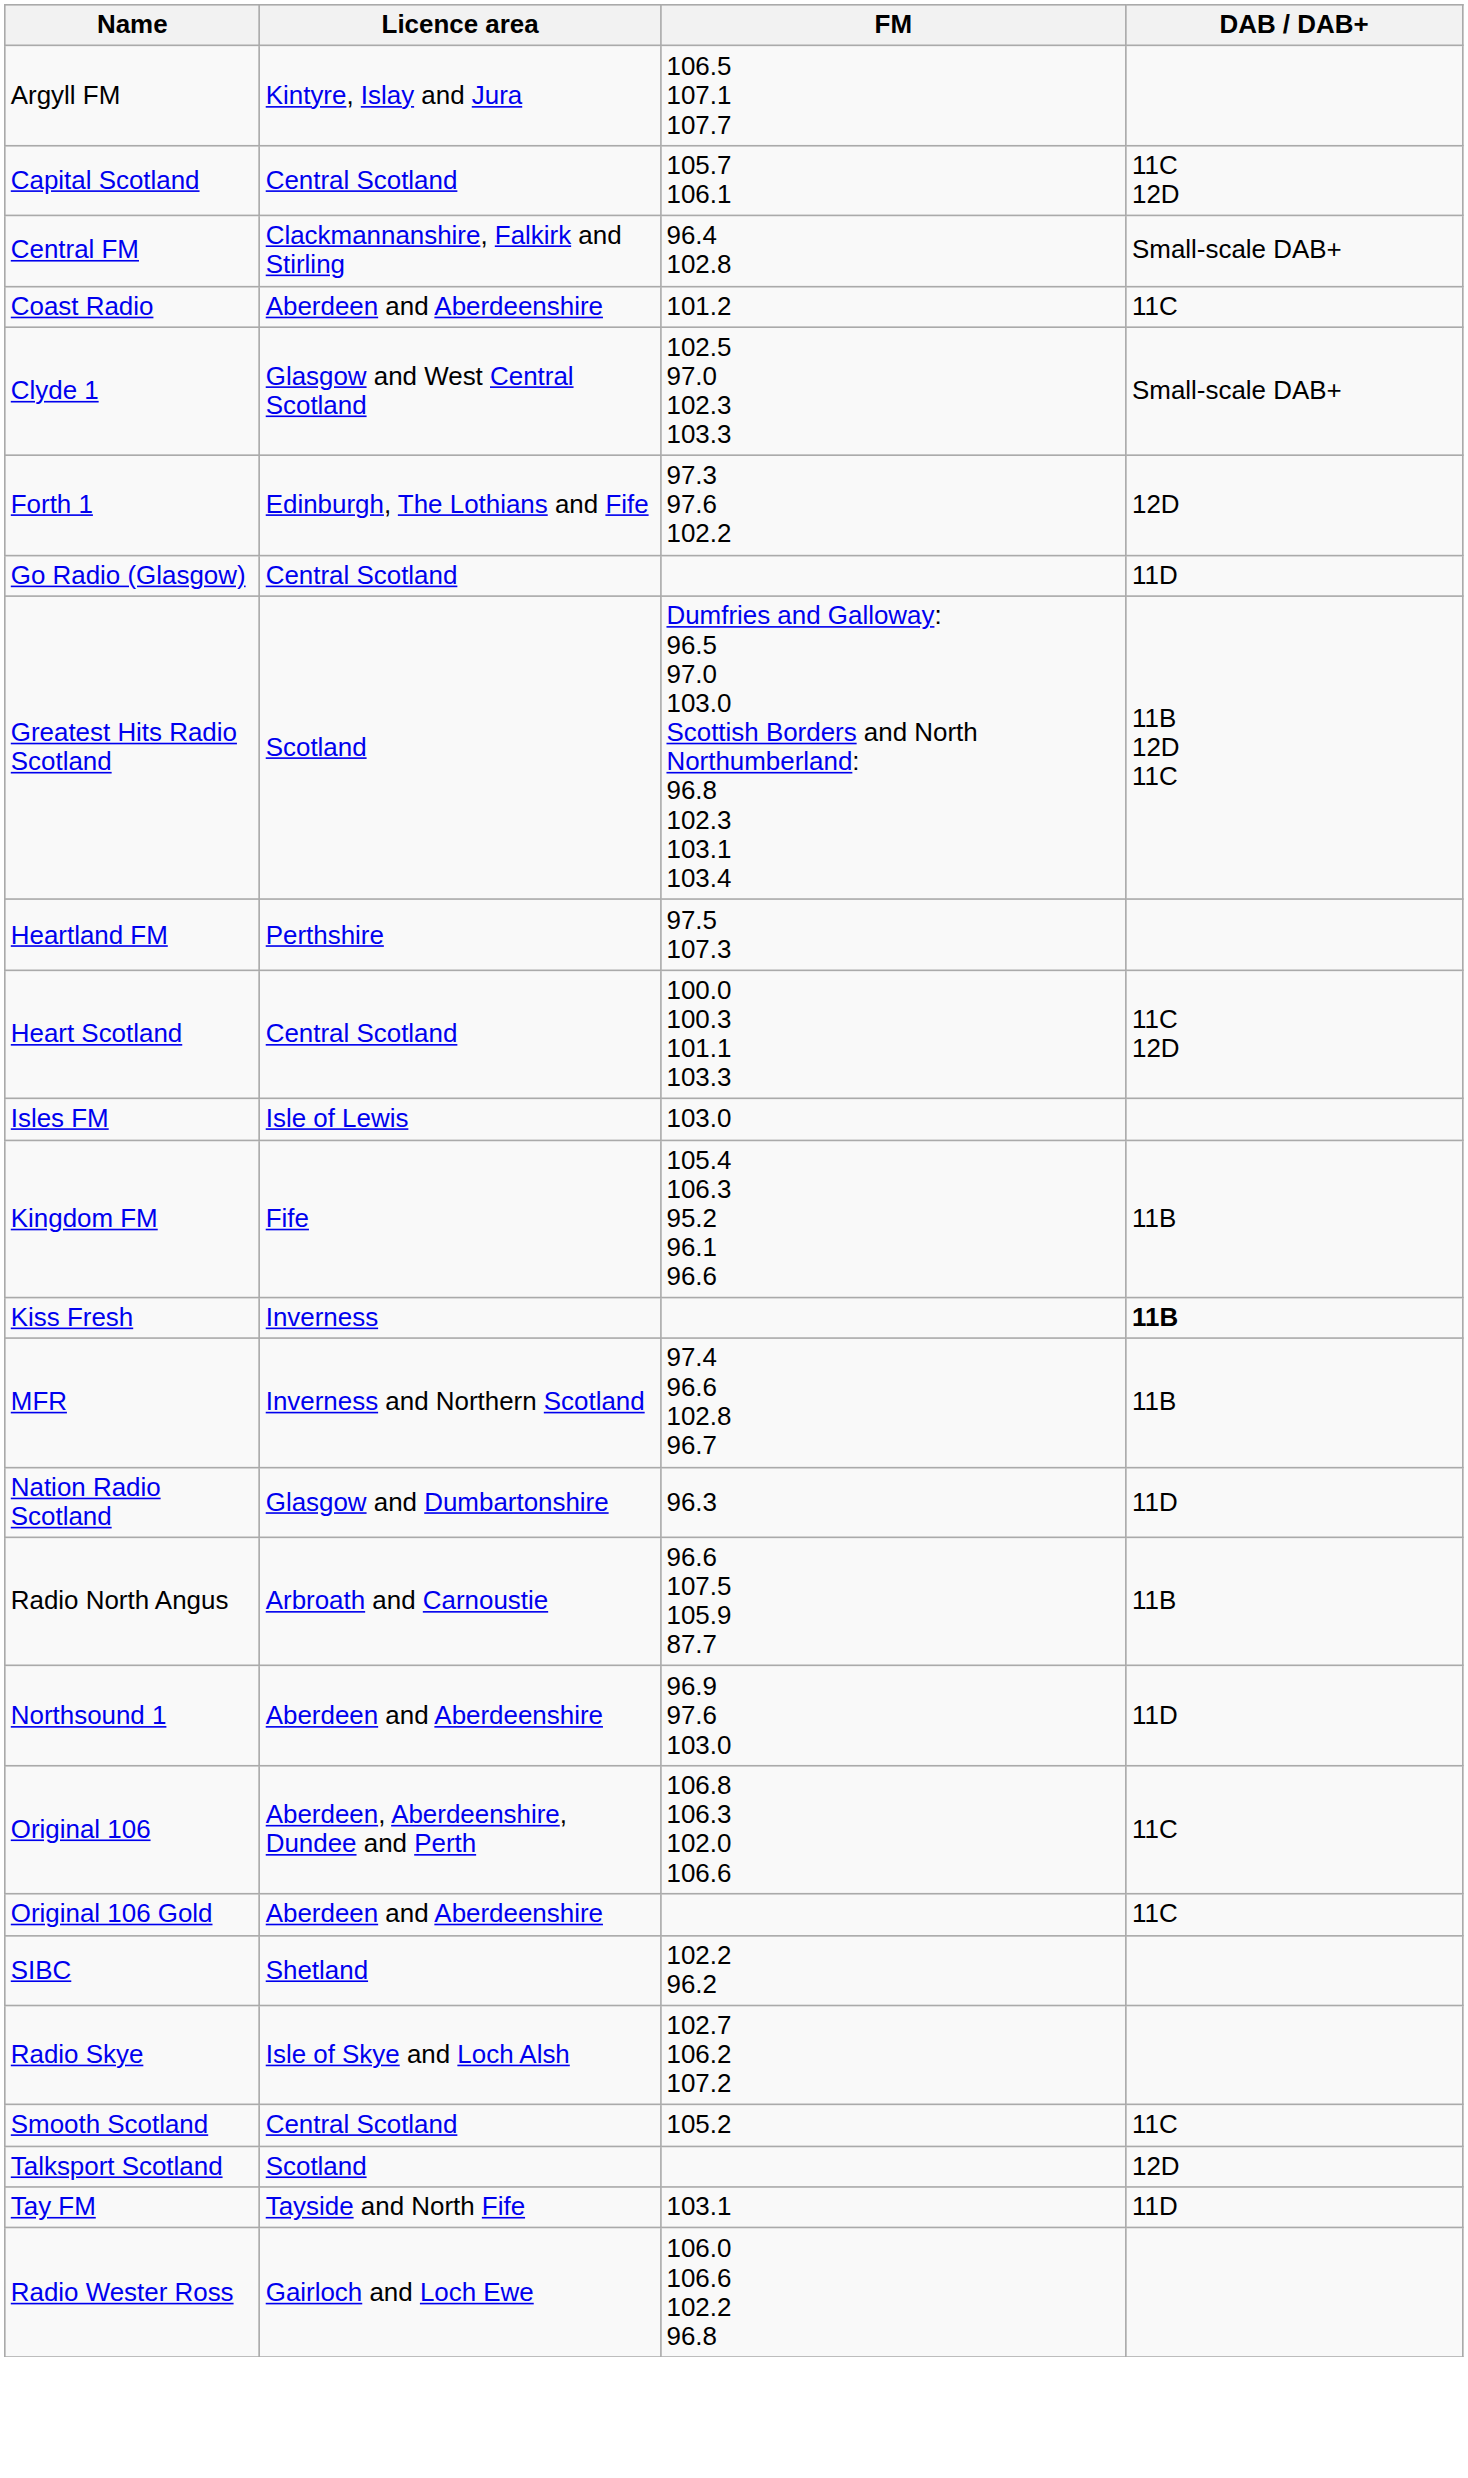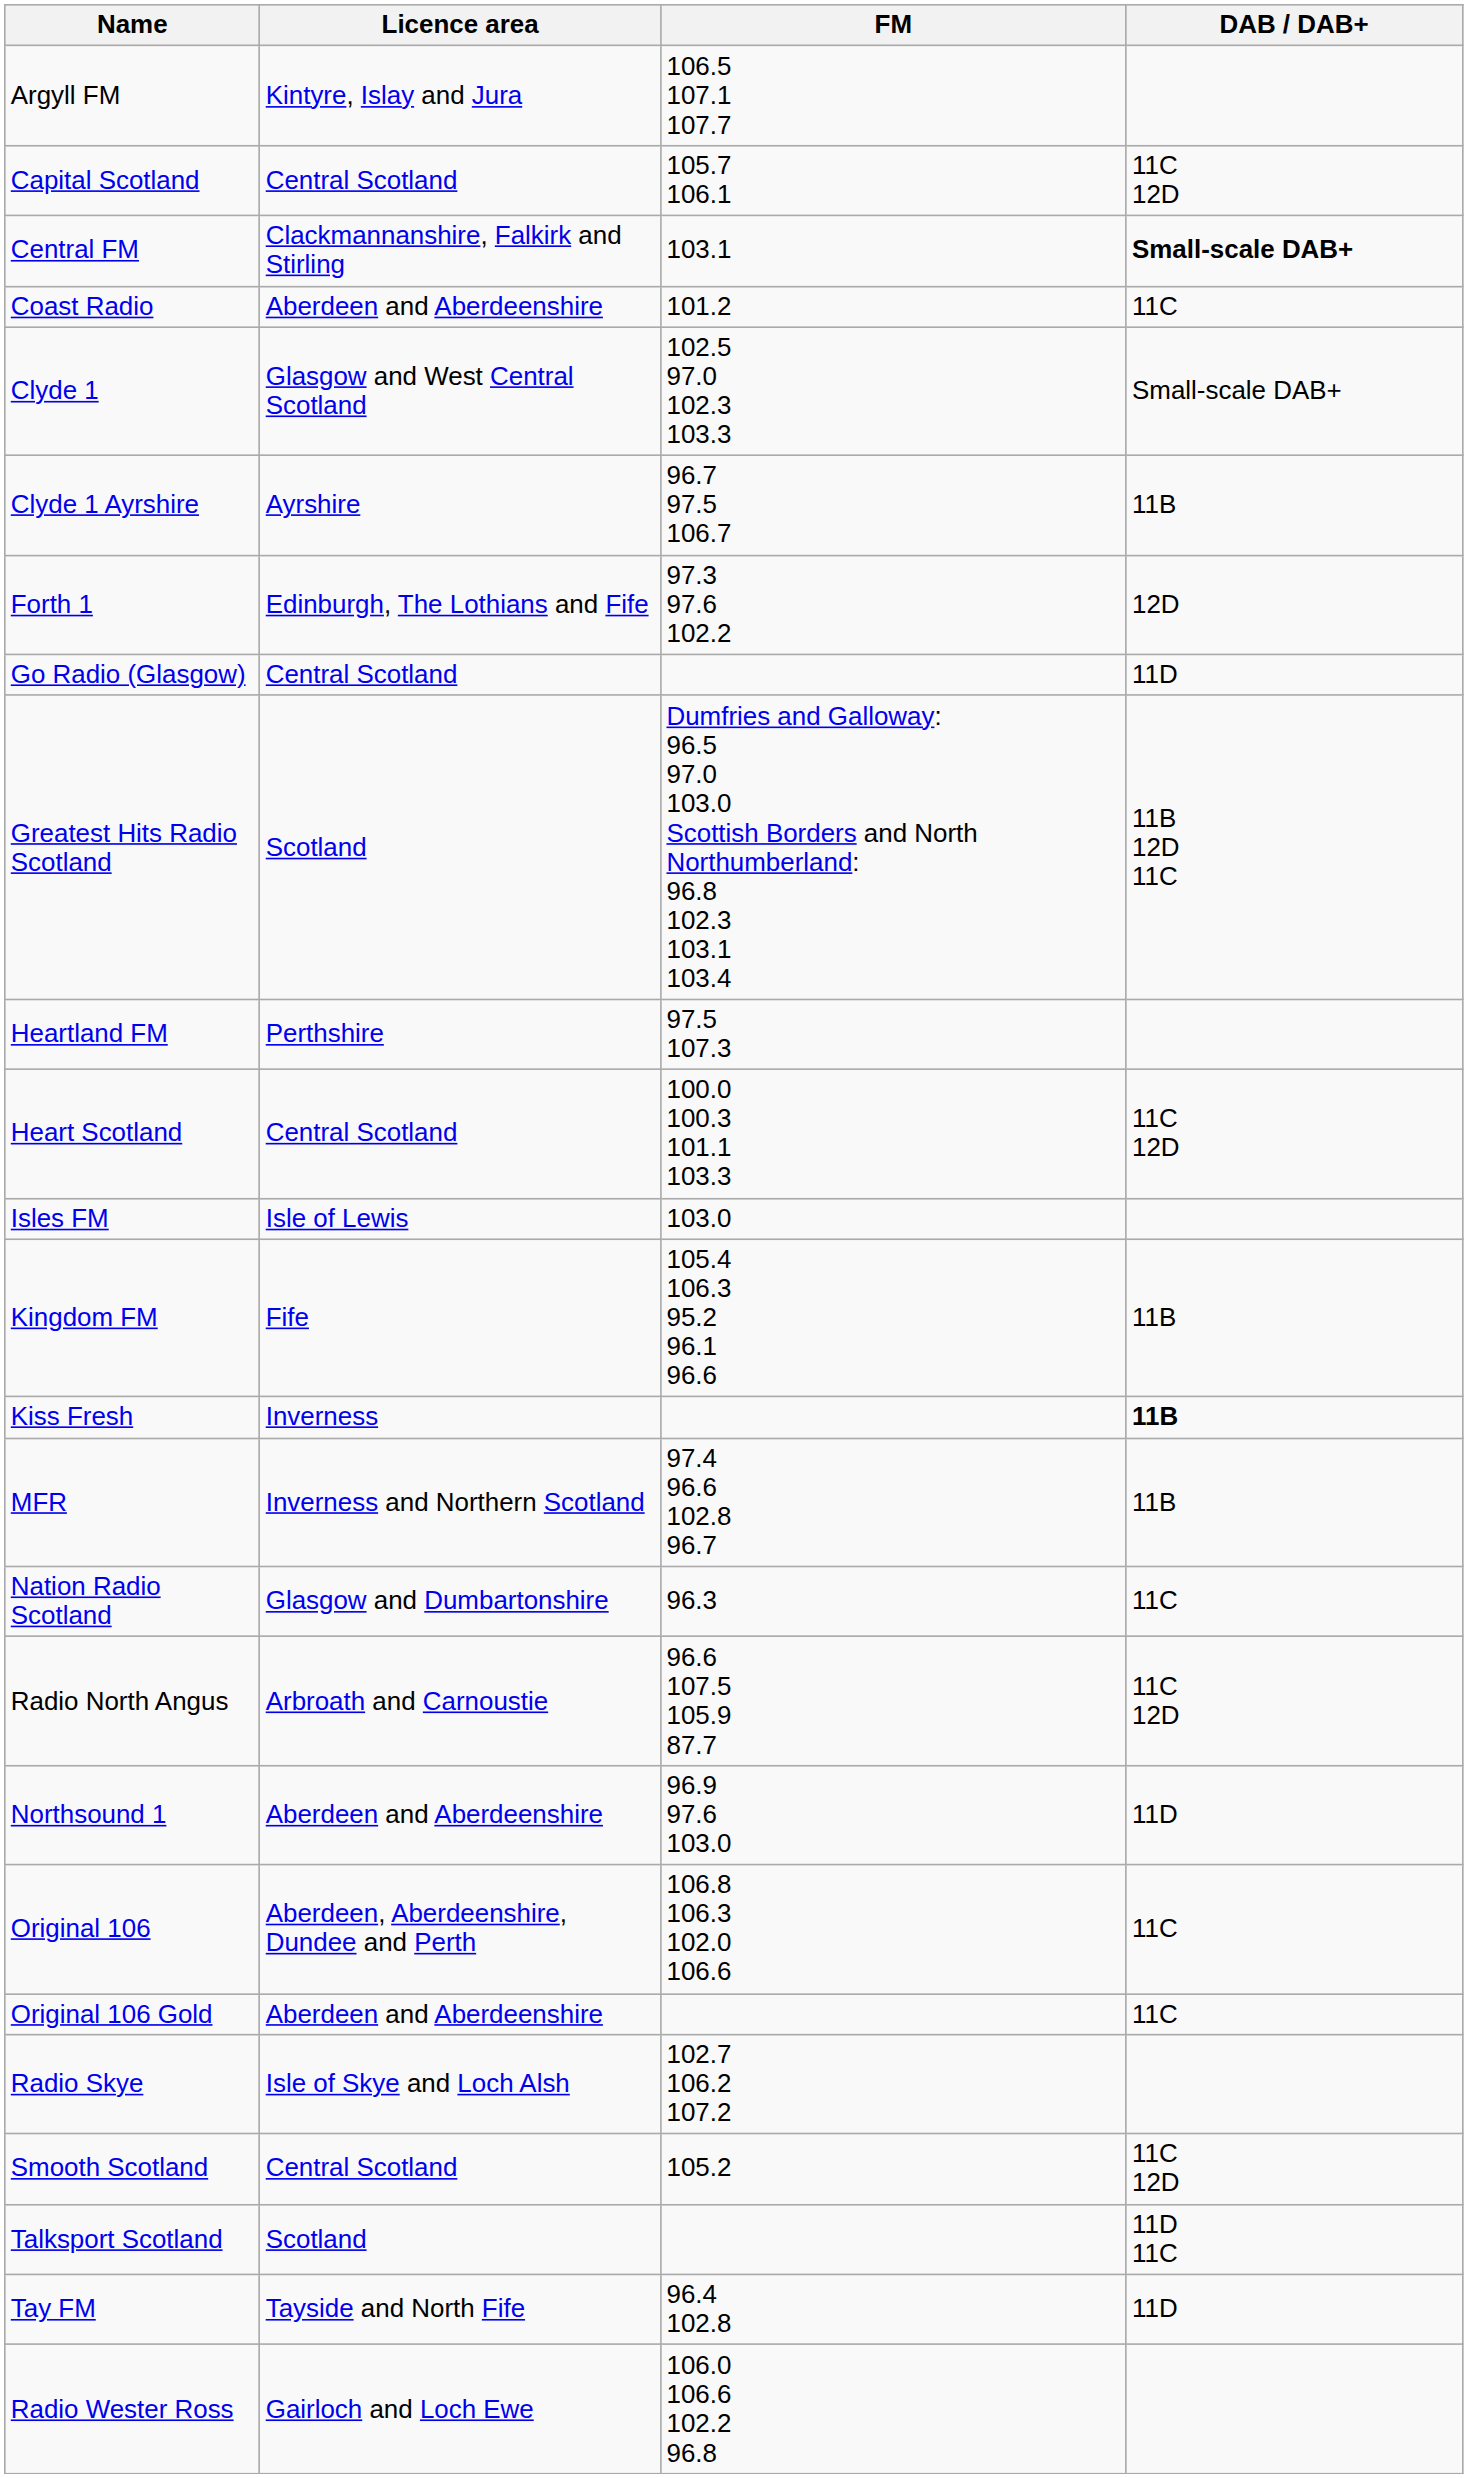(699, 250) 96.4 102.8 -> (699, 250) 103.1
(1237, 250) normal -> (1243, 250) bold
+ row: (105, 504)
(1155, 1501) 11D -> (1155, 1601) 11C
(1154, 1601) 11B -> (1156, 1700) 11C 12D
- row: (41, 1969)
(1155, 2124) 11C -> (1156, 2168) 11C 12D
(1156, 2166) 12D -> (1155, 2238) 11D 11C
(699, 2207) 103.1 -> (699, 2309) 96.4 102.8
